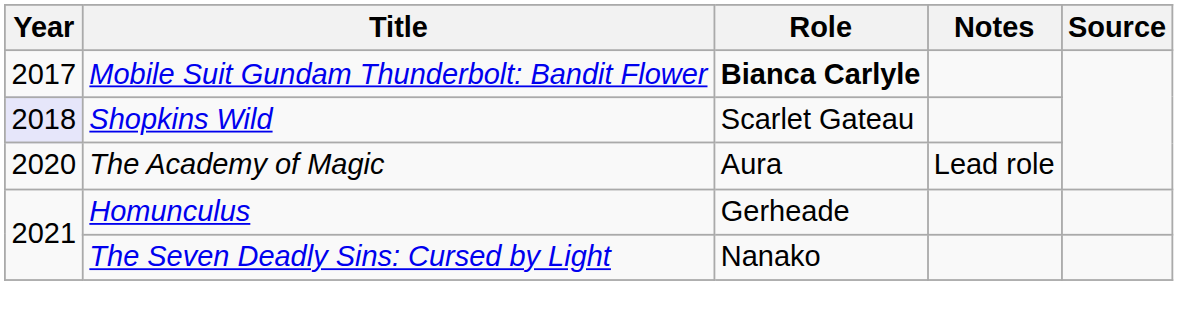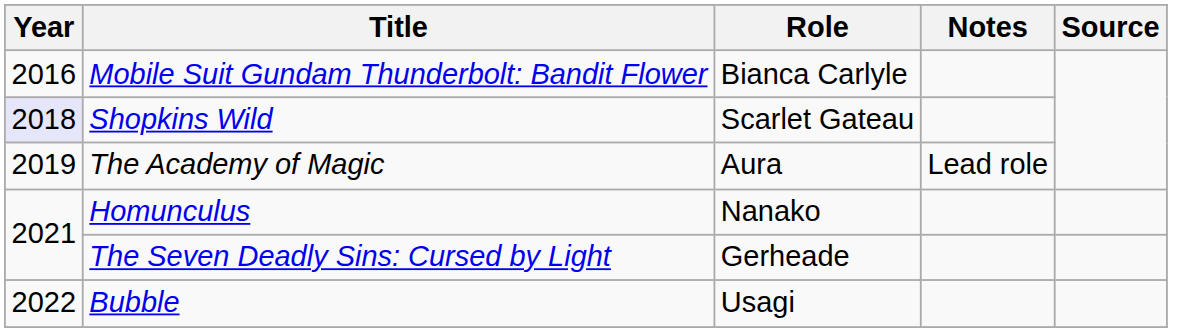(44, 73) 2017 -> (44, 73) 2016
(821, 73) bold -> (814, 73) normal
(44, 165) 2020 -> (44, 165) 2019
(785, 211) Gerheade -> (771, 211) Nanako
(771, 257) Nanako -> (785, 257) Gerheade
+ row: (134, 303)
